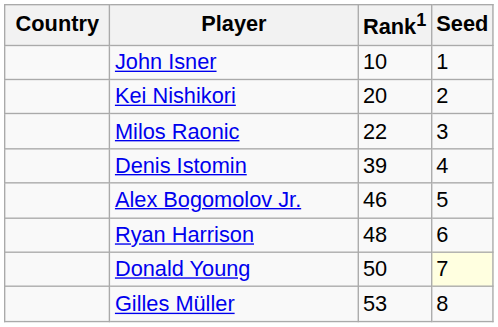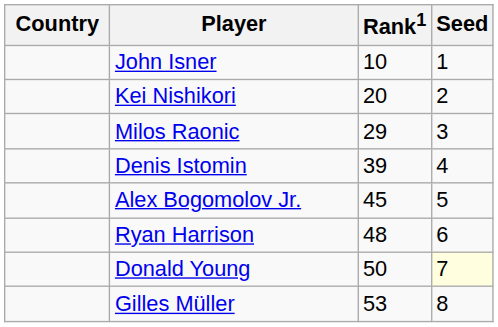(375, 131) 22 -> (375, 131) 29
(375, 200) 46 -> (375, 200) 45
